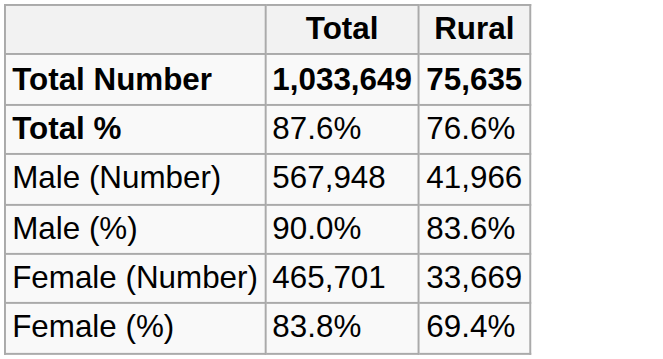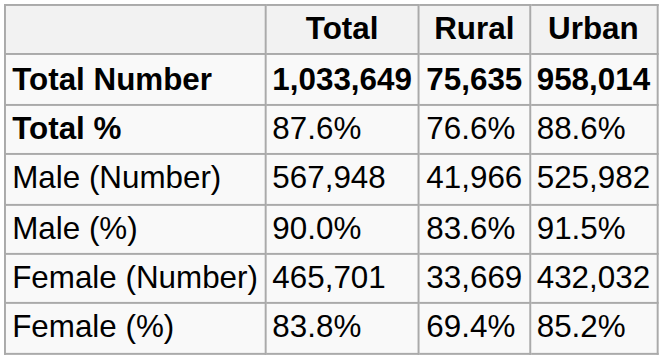+ column: (593, 29)
